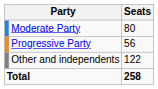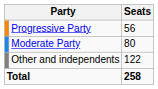rows swapped: (46, 28) <-> (51, 44)
